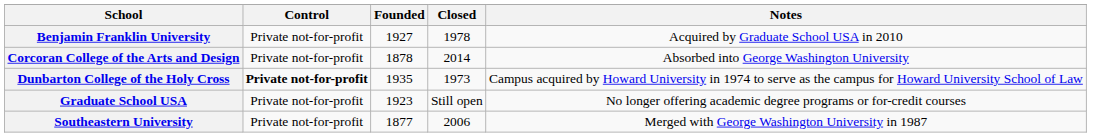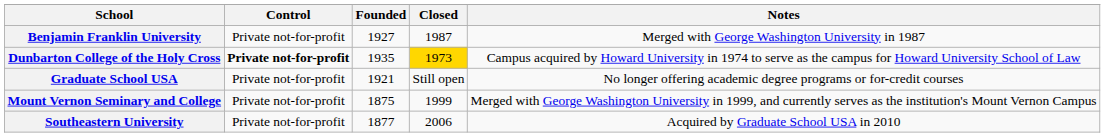(457, 36) 1978 -> (438, 36) 1987
(786, 36) Acquired by Graduate School USA in 2010 -> (784, 36) Merged with George Washington University in 1987
- row: (123, 57)
(457, 79) no background -> (438, 57) gold background
(399, 100) 1923 -> (381, 79) 1921
+ row: (114, 100)
(786, 121) Merged with George Washington University in 1987 -> (784, 121) Acquired by Graduate School USA in 2010
